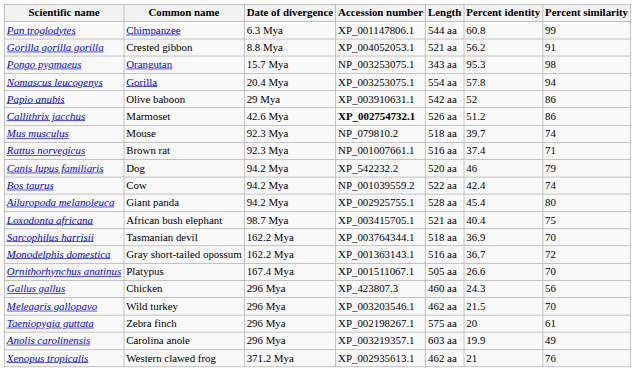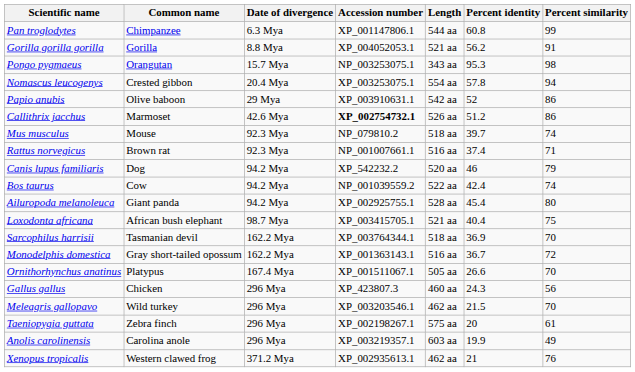(159, 47) Crested gibbon -> (142, 47) Gorilla
(142, 82) Gorilla -> (159, 82) Crested gibbon
